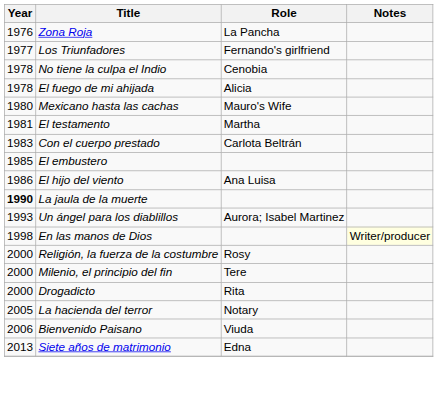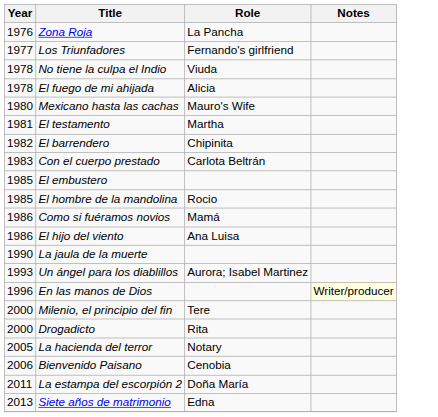(245, 69) Cenobia -> (202, 69) Viuda
+ row: (74, 143)
+ row: (108, 198)
+ row: (104, 217)
(20, 198) bold -> (20, 254) normal
(20, 236) 1998 -> (20, 291) 1996
- row: (128, 254)
(238, 328) Viuda -> (209, 365) Cenobia
+ row: (110, 384)
